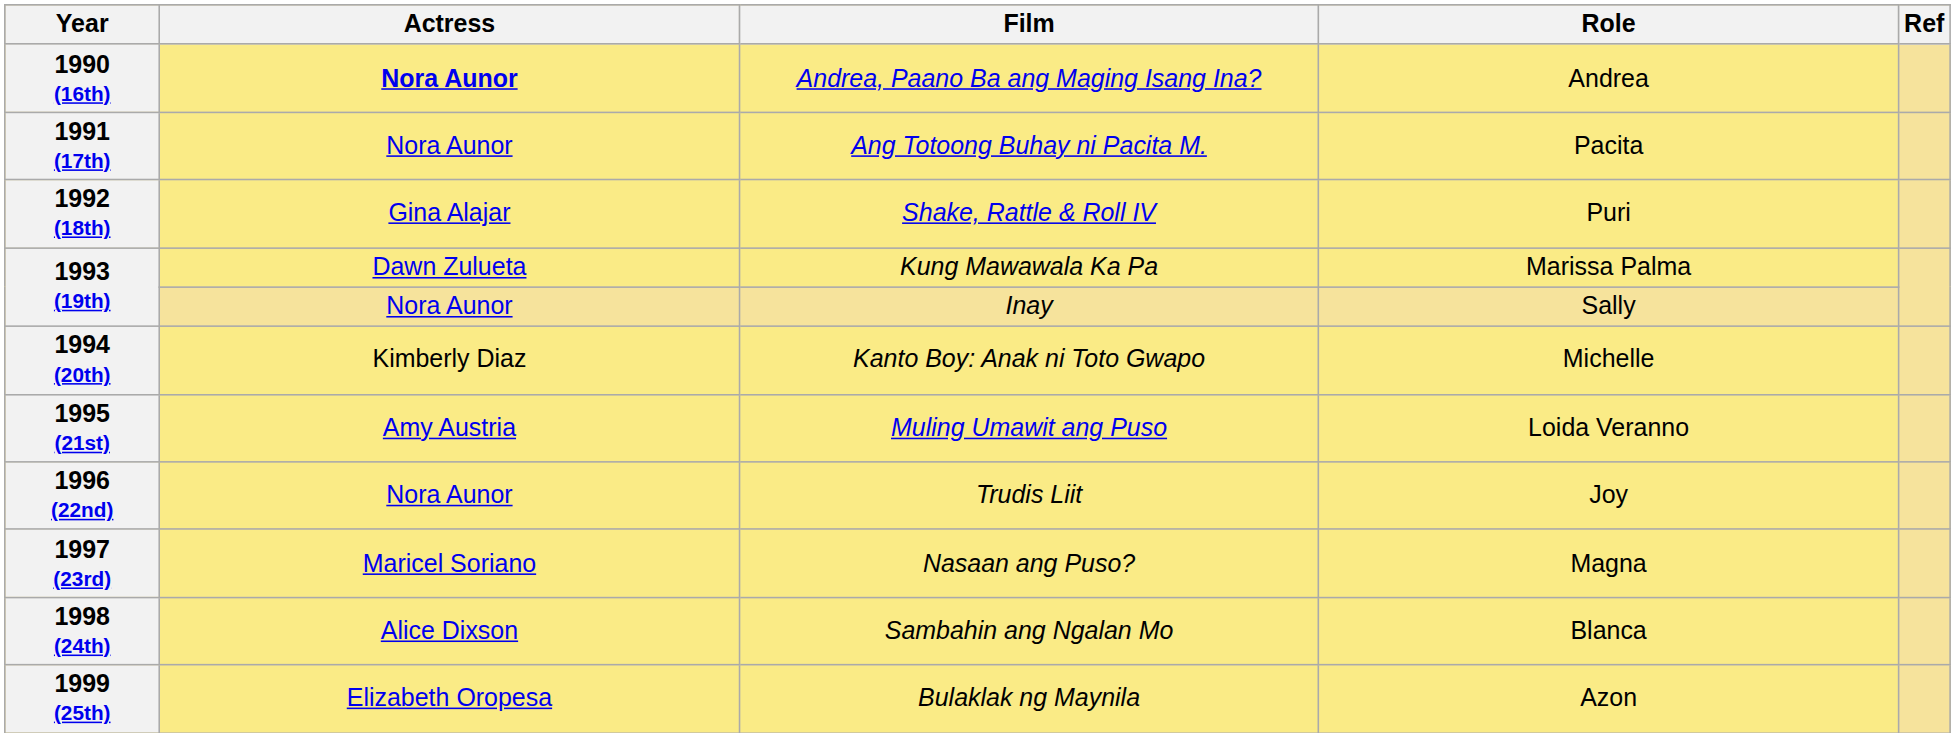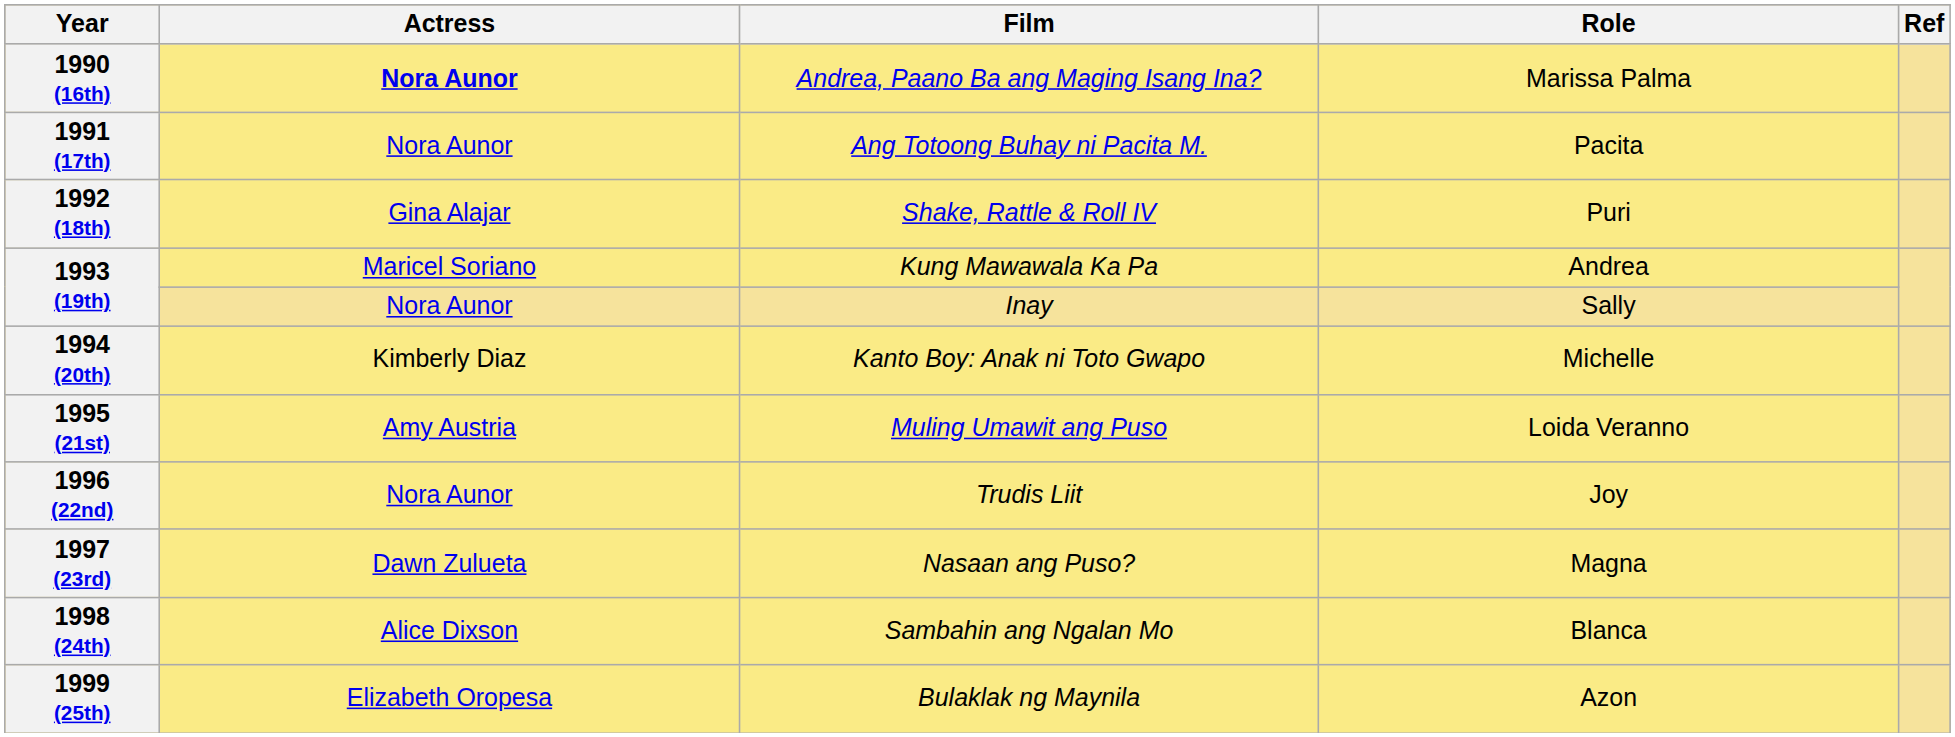(1609, 77) Andrea -> (1609, 77) Marissa Palma
(449, 266) Dawn Zulueta -> (449, 266) Maricel Soriano
(1609, 266) Marissa Palma -> (1609, 266) Andrea
(449, 563) Maricel Soriano -> (449, 563) Dawn Zulueta
